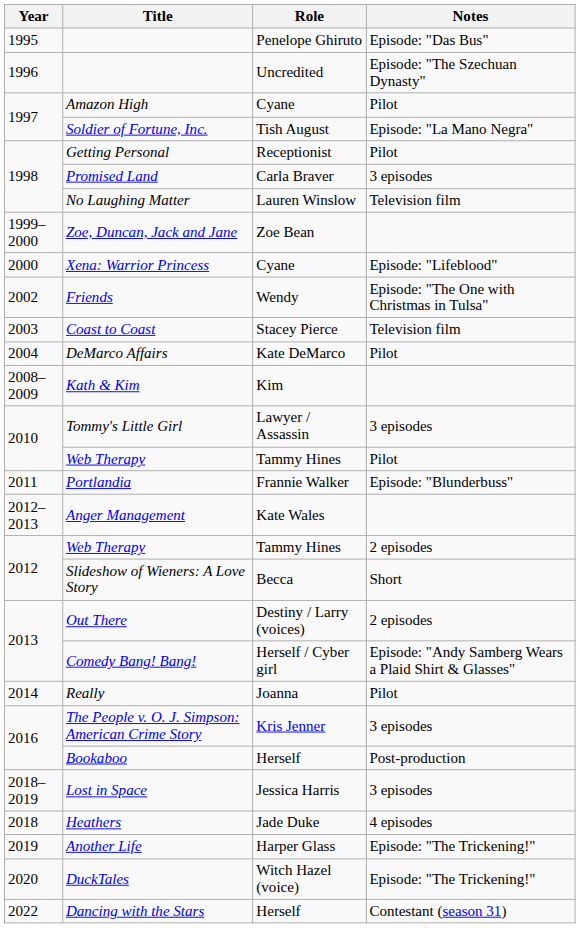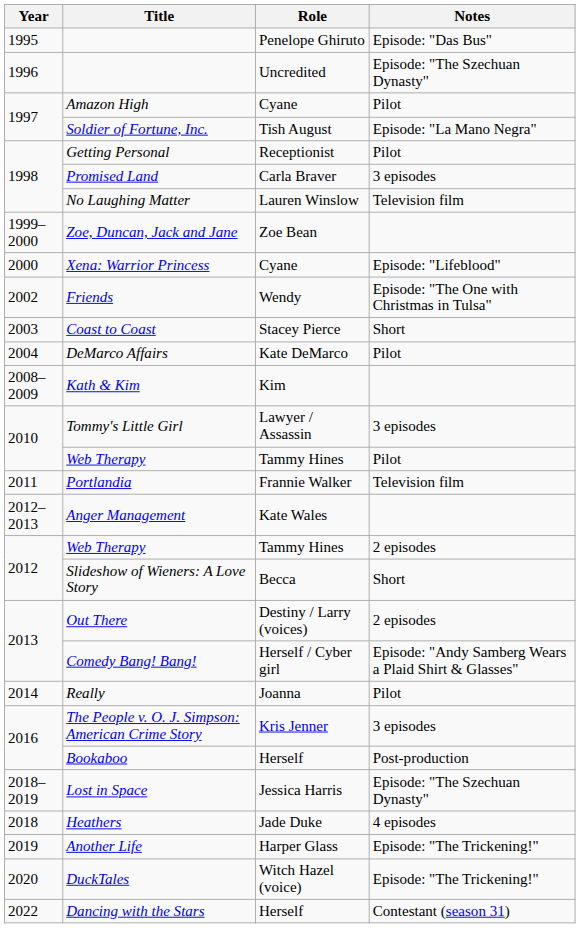(415, 329) Television film -> (389, 329) Short
(441, 482) Episode: "Blunderbuss" -> (418, 482) Television film
(401, 790) 3 episodes -> (446, 790) Episode: "The Szechuan Dynasty"
